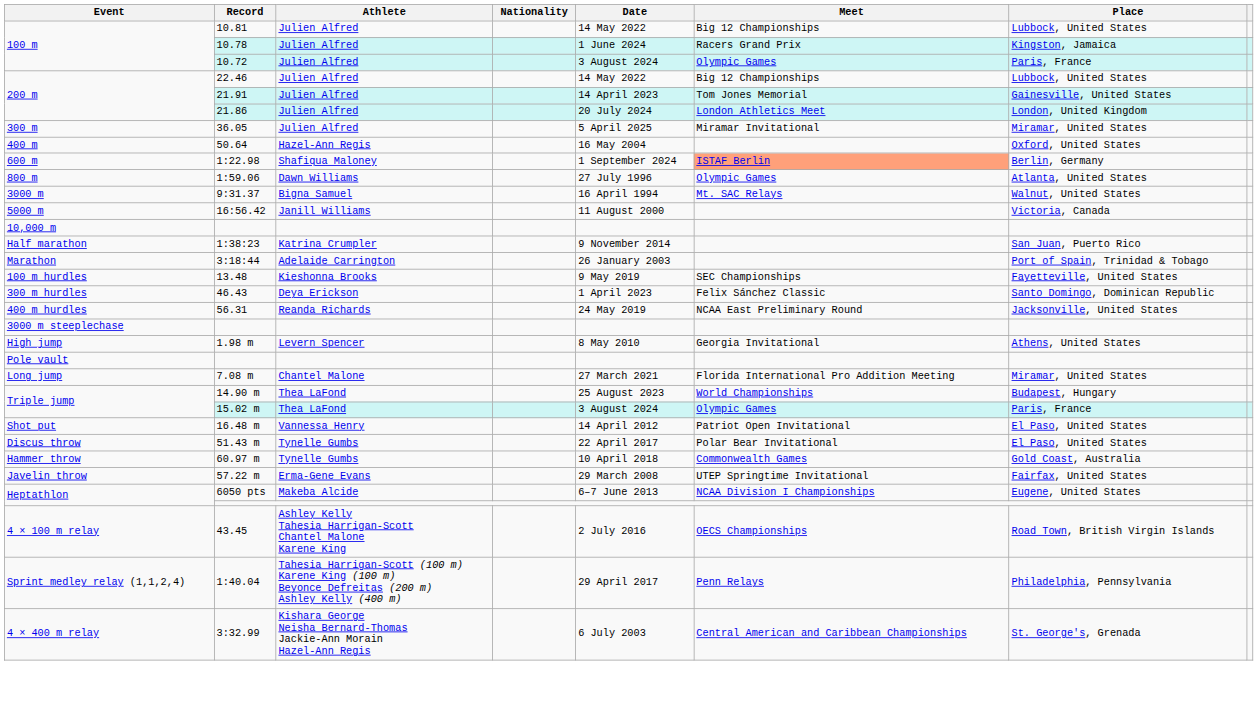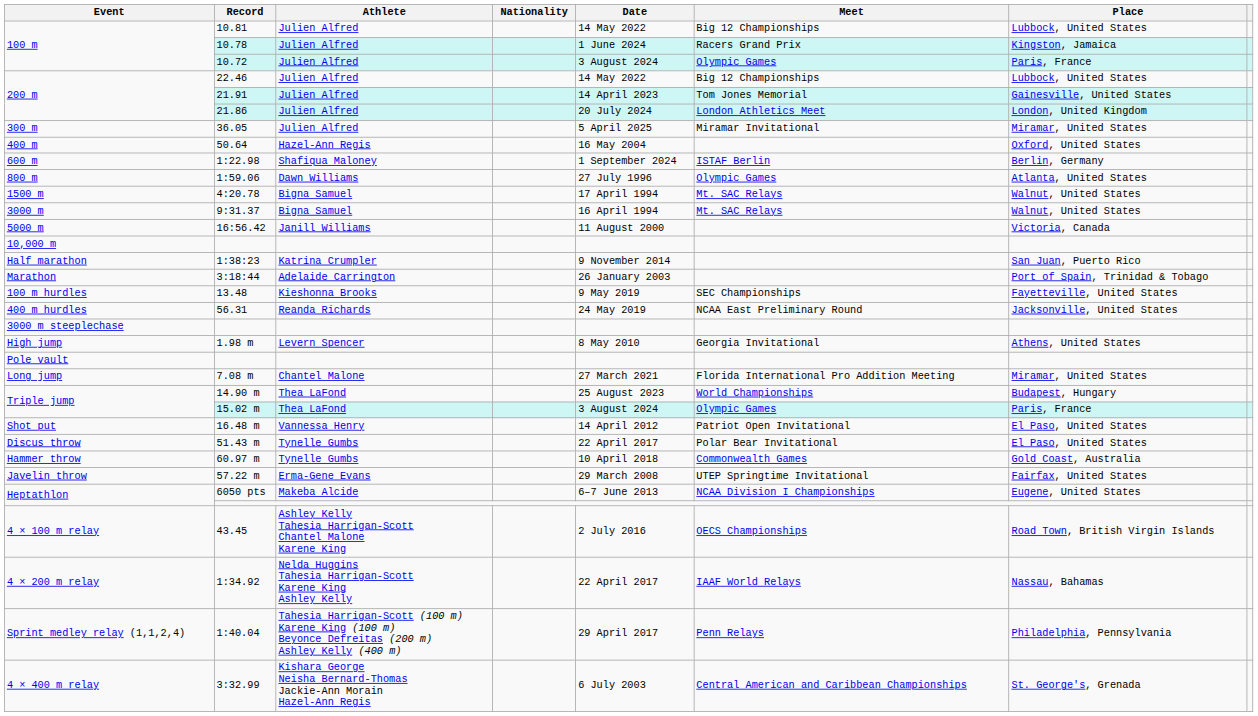(733, 162) lightsalmon background -> (733, 162) no background
+ row: (25, 195)
- row: (47, 294)
+ row: (53, 583)
